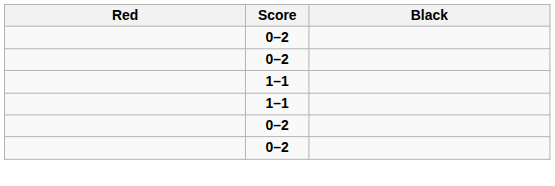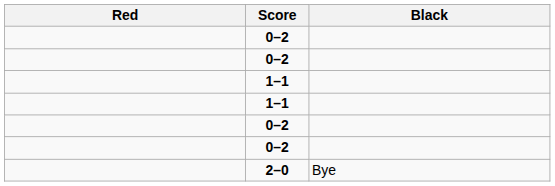+ row: (277, 170)
